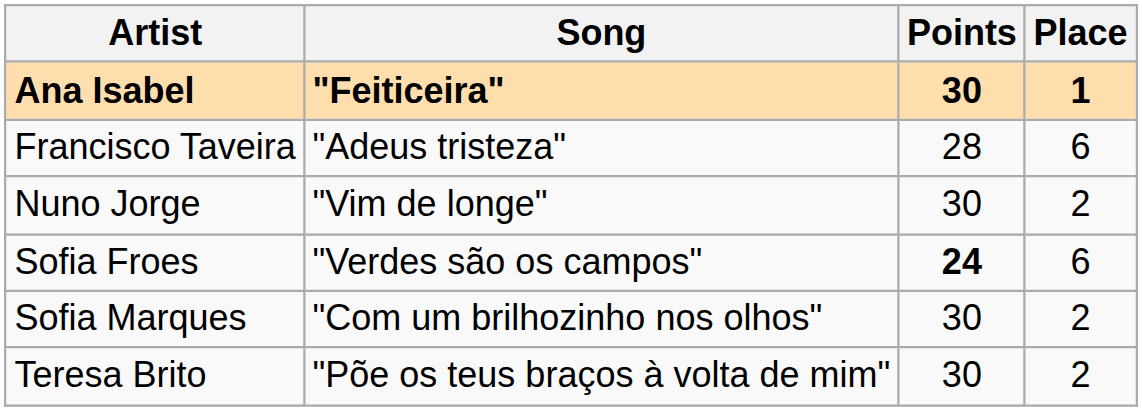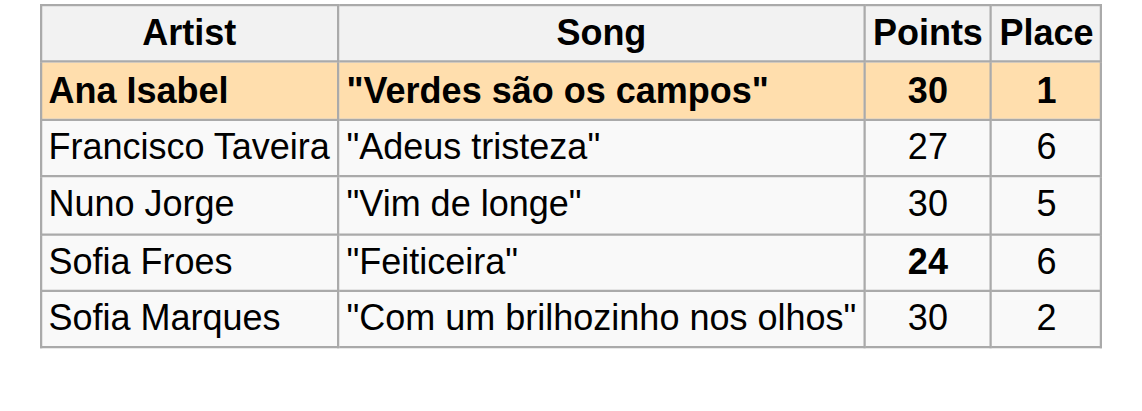(409, 90) "Feiticeira" -> (558, 90) "Verdes são os campos"
(962, 147) 28 -> (928, 147) 27
(1081, 204) 2 -> (1047, 204) 5
(507, 261) "Verdes são os campos" -> (432, 261) "Feiticeira"
- row: (110, 375)
